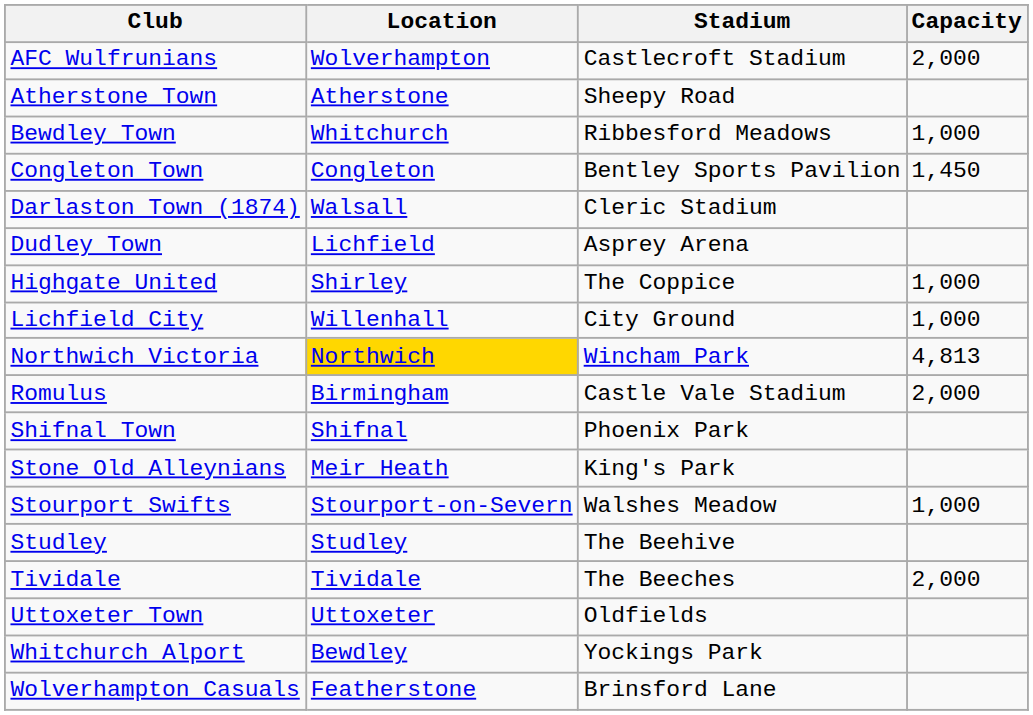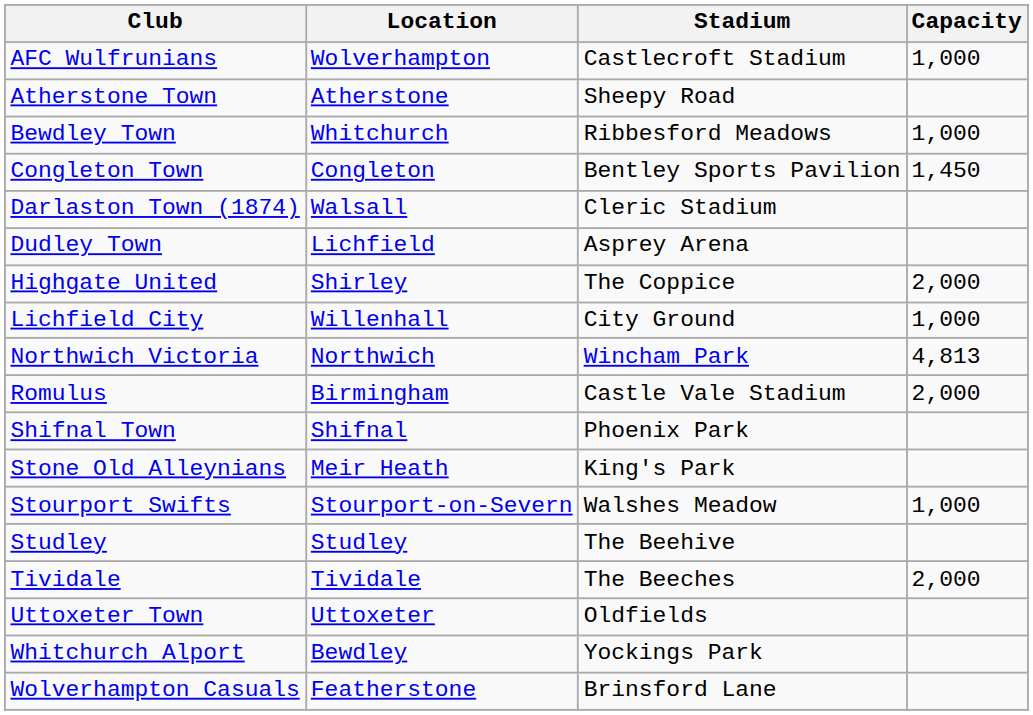(946, 61) 2,000 -> (946, 61) 1,000
(946, 283) 1,000 -> (946, 283) 2,000
(373, 358) gold background -> (373, 358) no background
